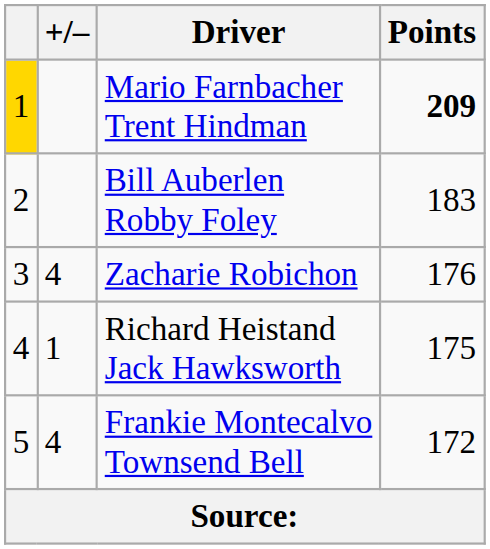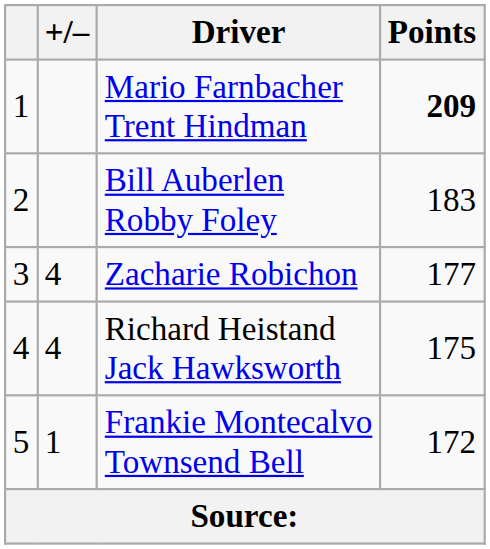(21, 106) gold background -> (21, 106) no background
(451, 274) 176 -> (451, 274) 177
(53, 348) 1 -> (53, 348) 4
(53, 442) 4 -> (53, 442) 1
